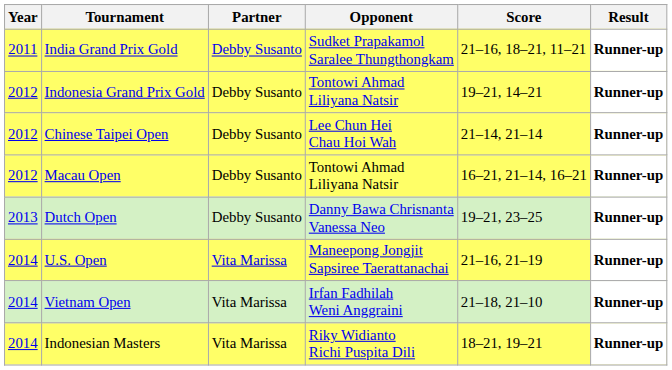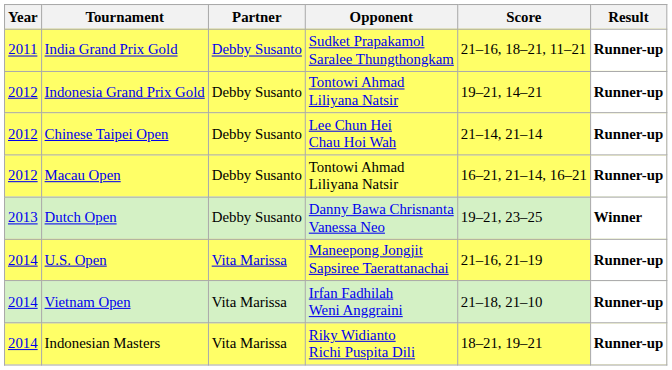(628, 218) Runner-up -> (618, 218) Winner
